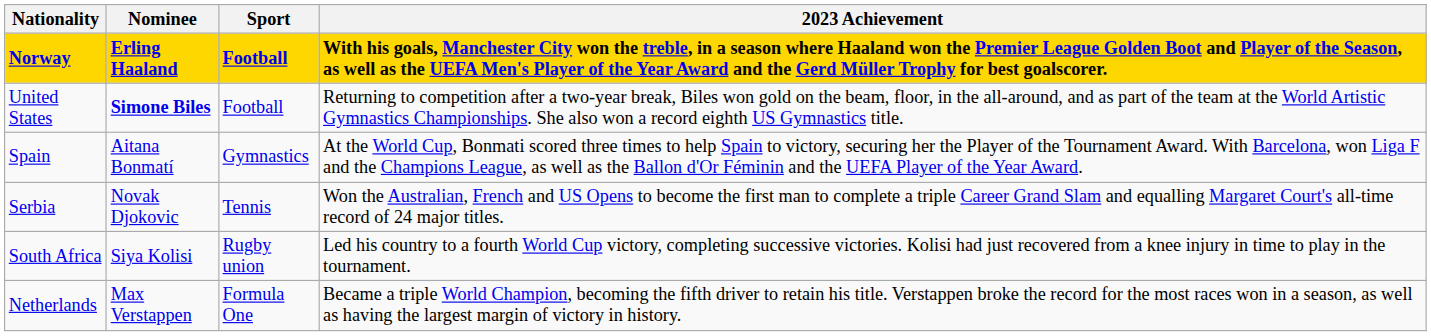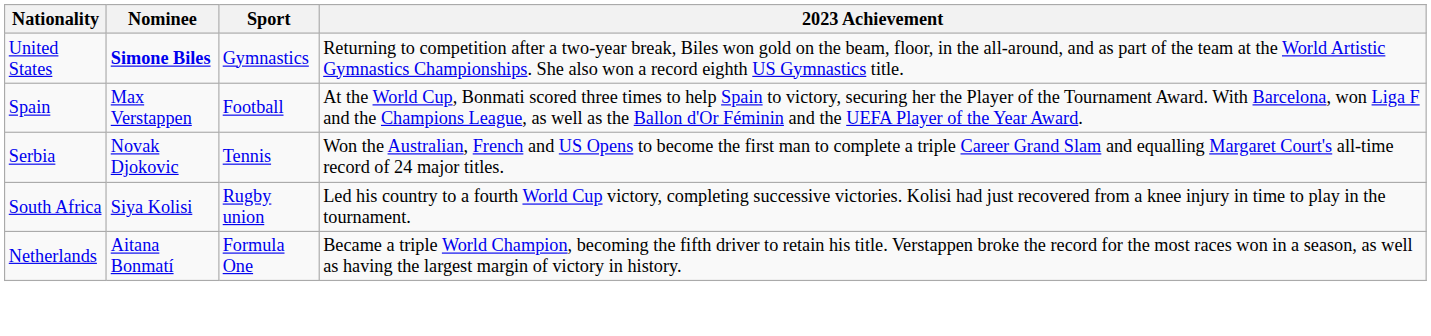- row: (40, 58)
(253, 107) Football -> (266, 58) Gymnastics
(142, 157) Aitana Bonmatí -> (151, 107) Max Verstappen
(266, 157) Gymnastics -> (253, 107) Football
(151, 305) Max Verstappen -> (142, 255) Aitana Bonmatí
